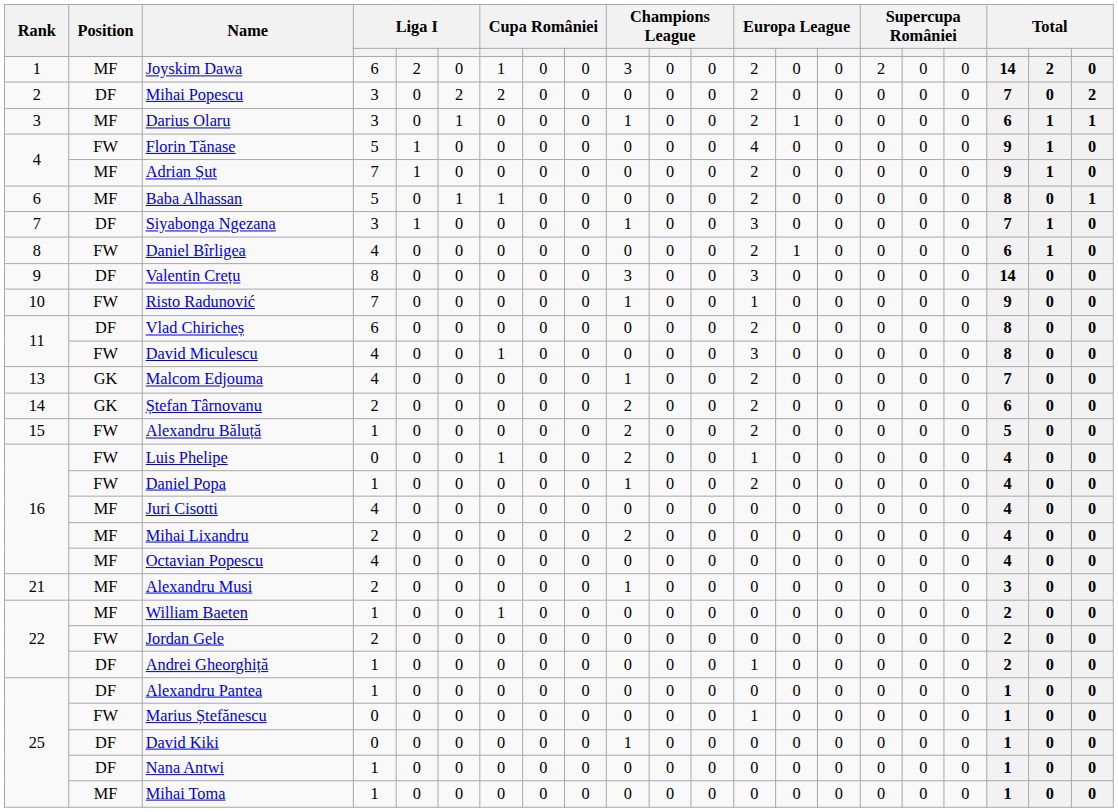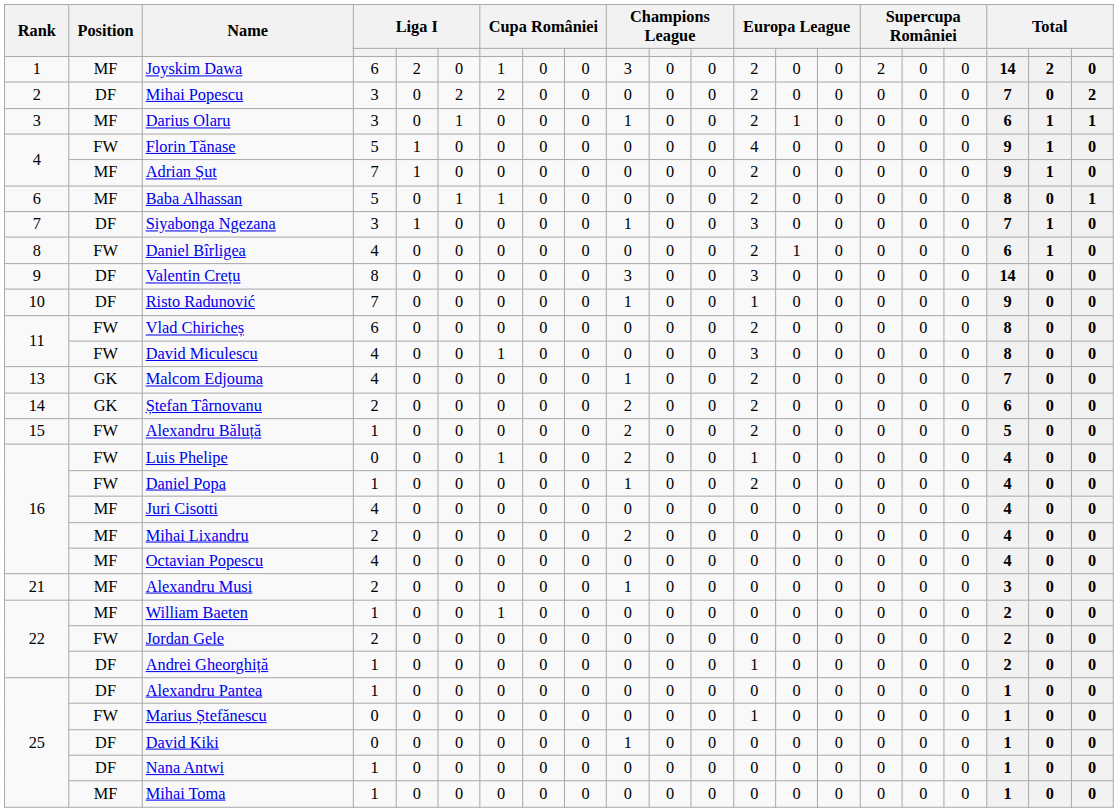(106, 302) FW -> (106, 302) DF
(106, 328) DF -> (106, 328) FW
